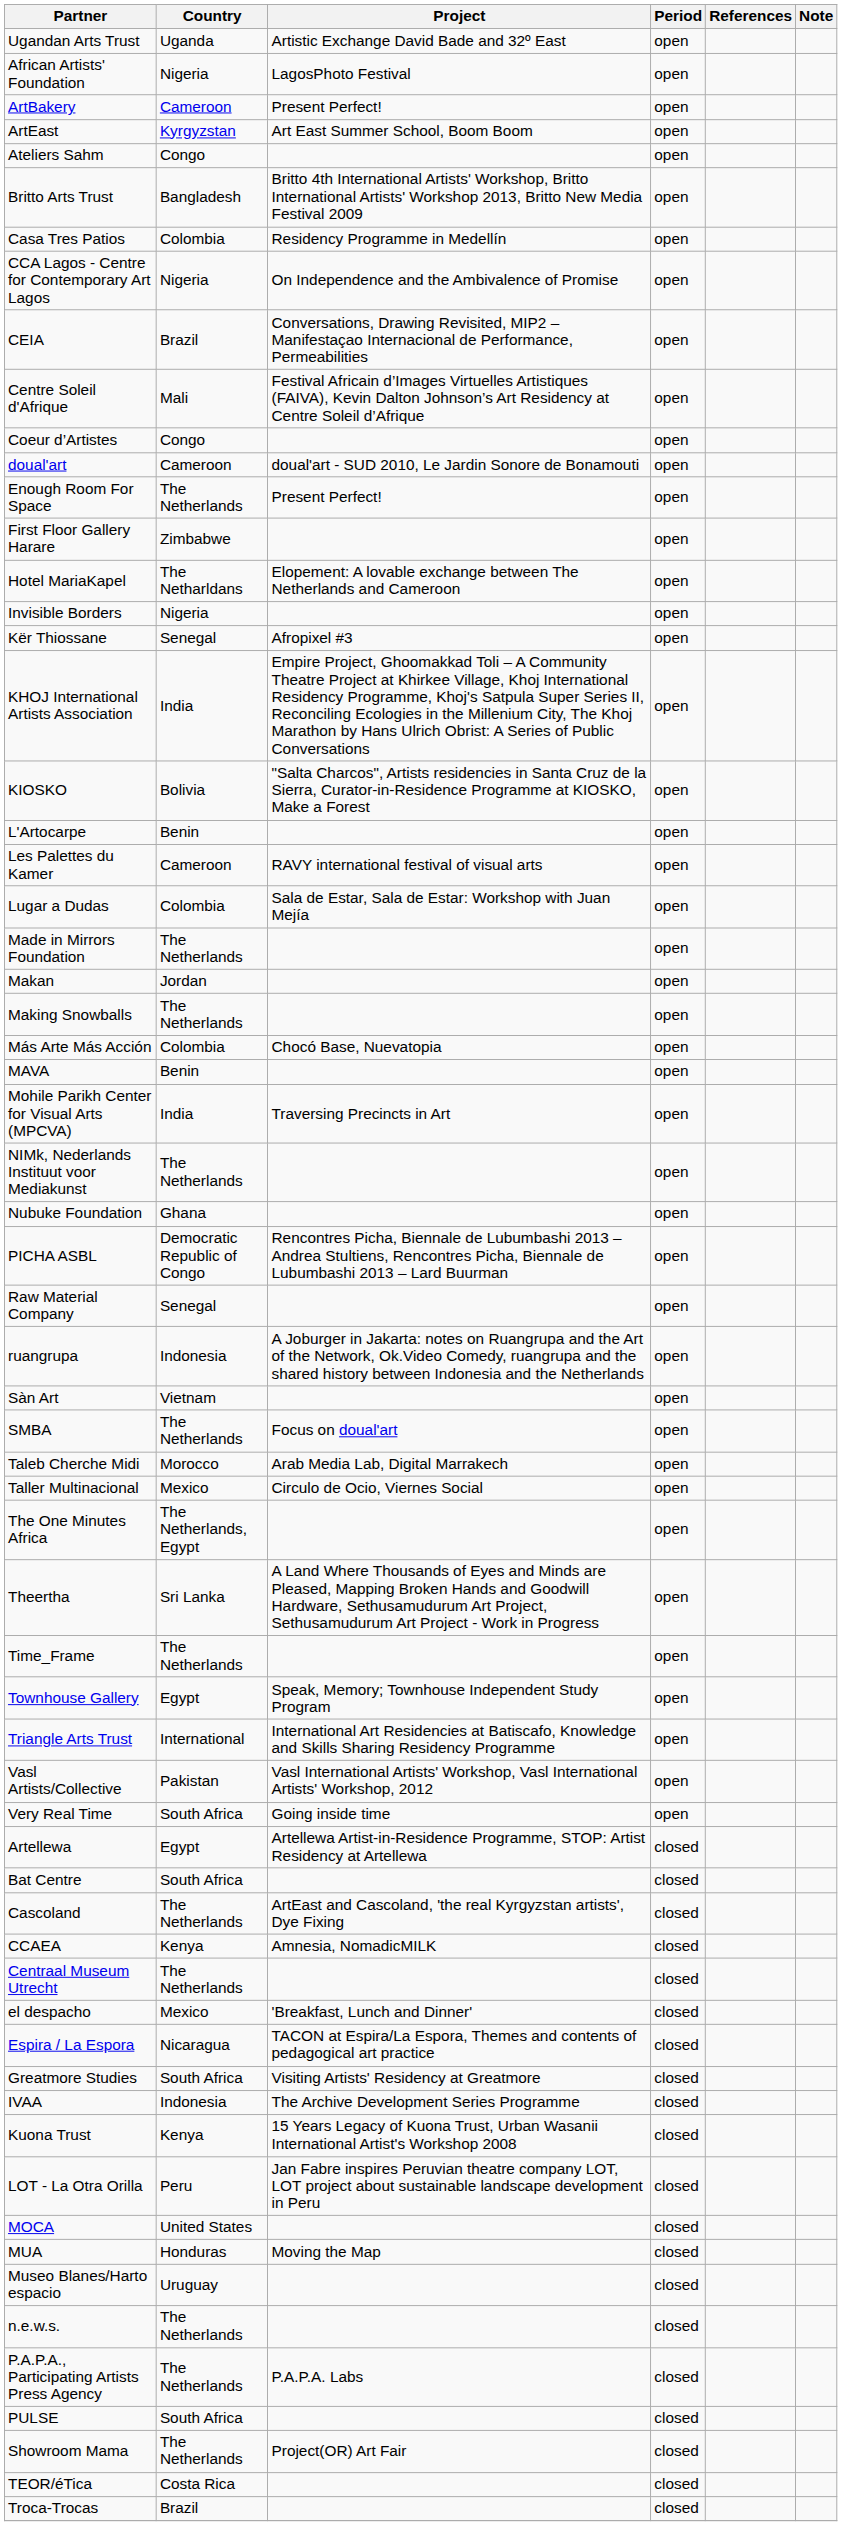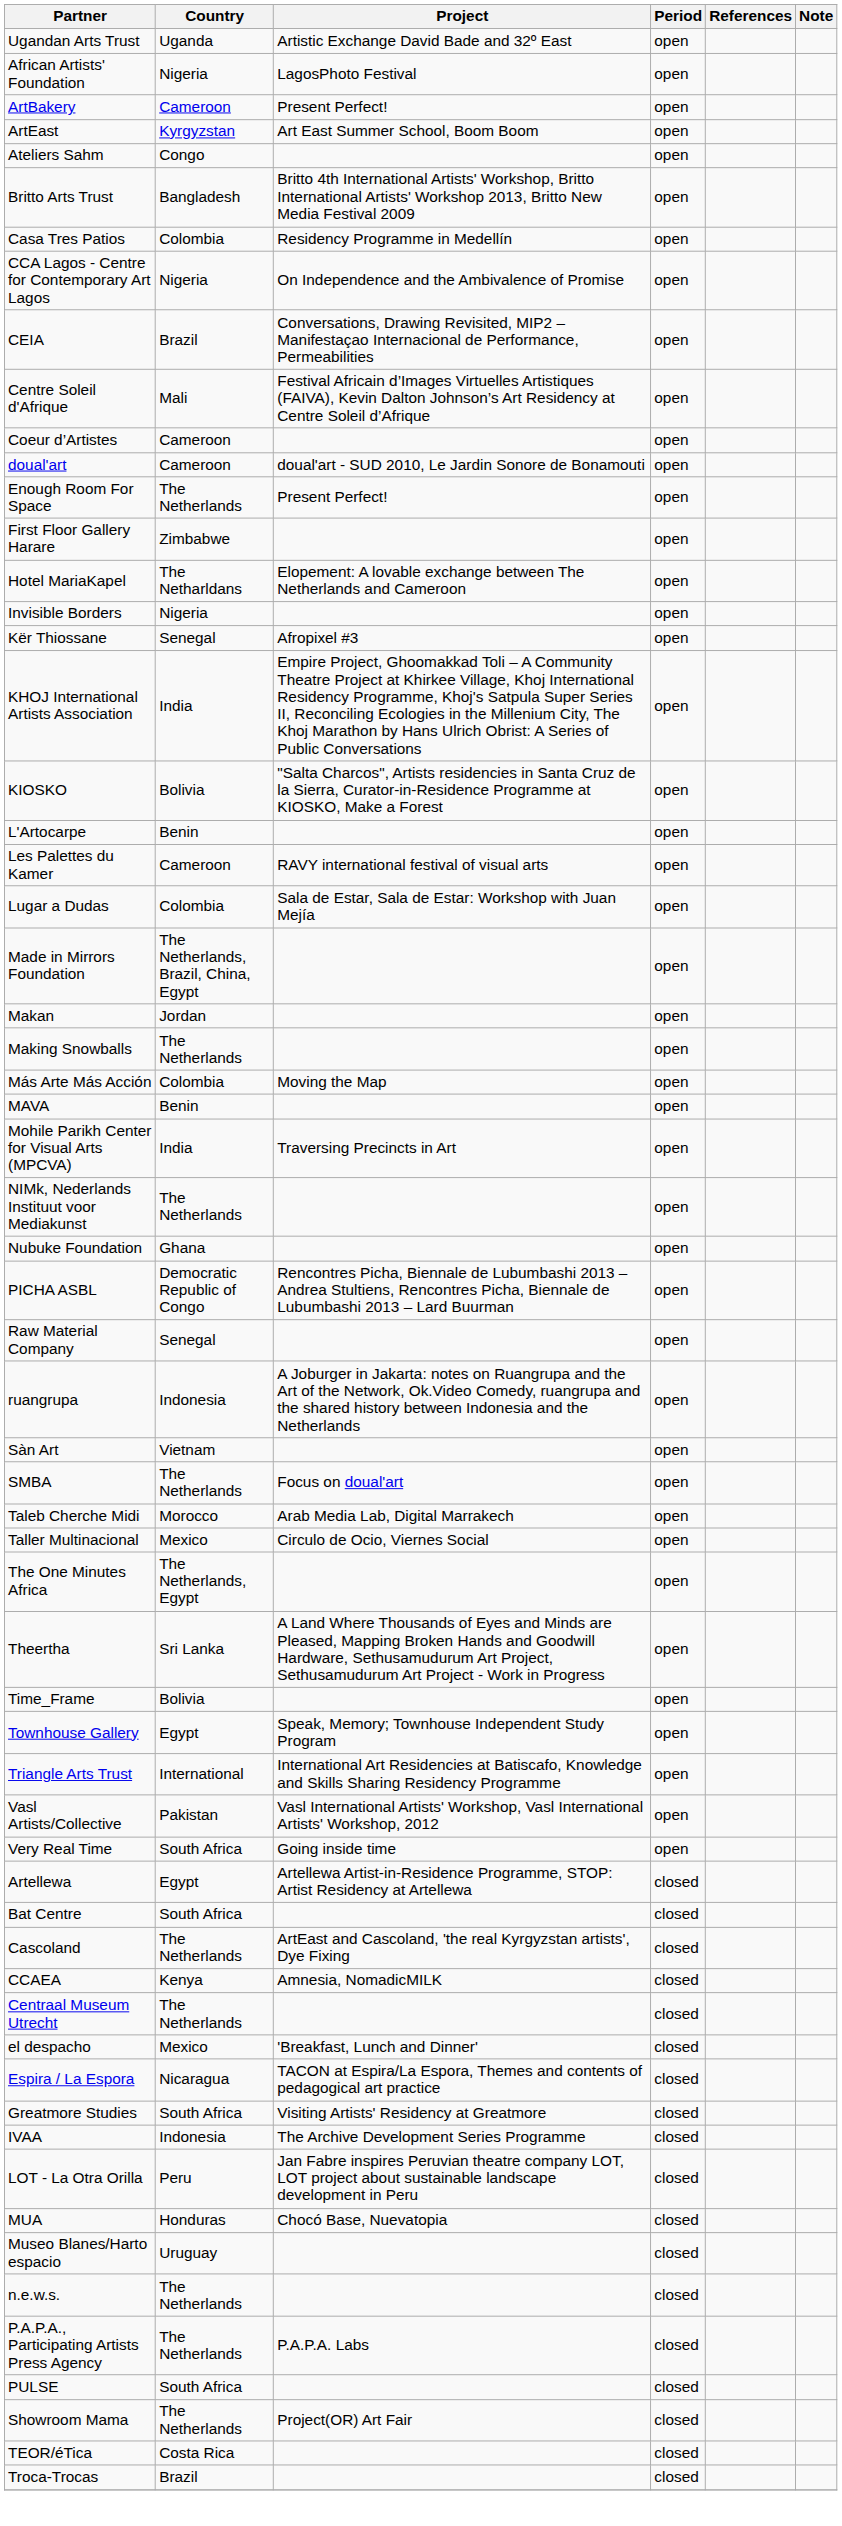(183, 440) Congo -> (195, 440) Cameroon
(201, 948) The Netherlands -> (205, 965) The Netherlands, Brazil, China, Egypt
(356, 1047) Chocó Base, Nuevatopia -> (332, 1082) Moving the Map
(201, 1656) The Netherlands -> (182, 1699) Bolivia
- row: (49, 2135)
- row: (31, 2227)
(326, 2251) Moving the Map -> (362, 2220) Chocó Base, Nuevatopia
